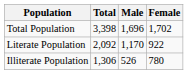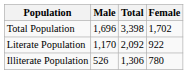columns swapped: (105, 12) <-> (132, 12)
